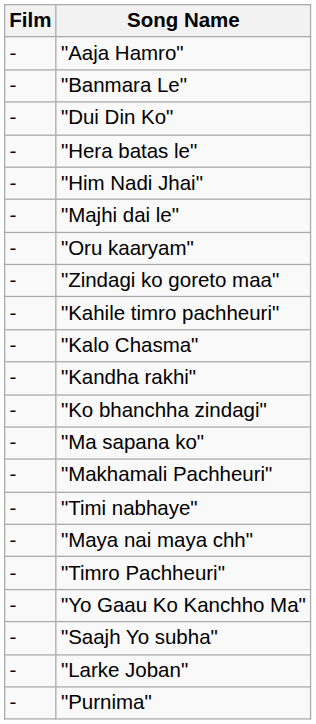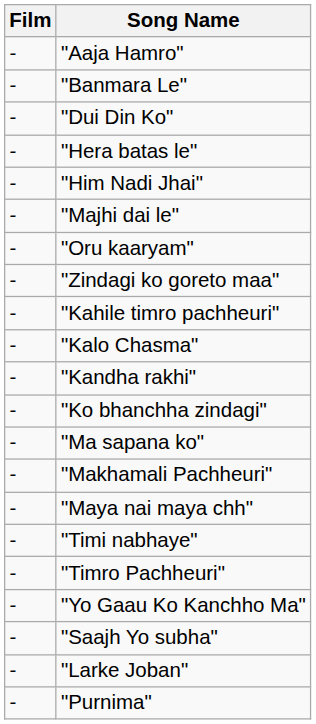rows swapped: (157, 540) <-> (129, 507)
